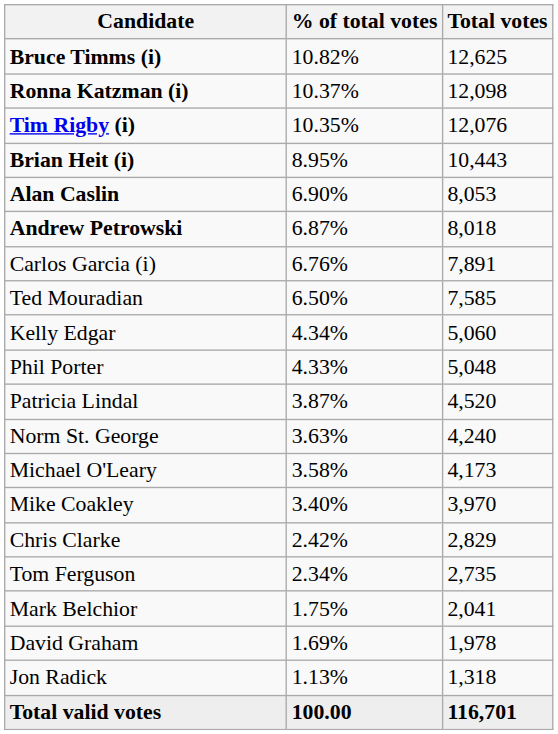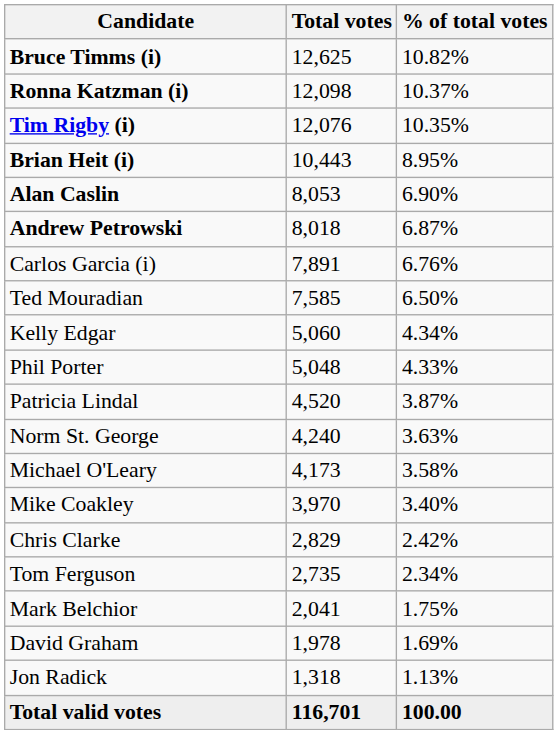columns swapped: (497, 21) <-> (365, 21)
